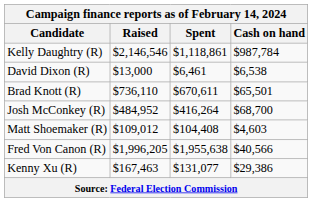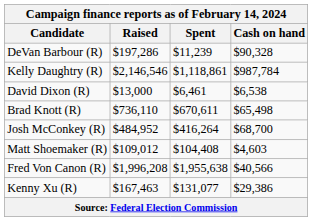+ row: (55, 52)
(253, 91) $65,501 -> (253, 110) $65,498
(140, 149) $1,996,205 -> (140, 168) $1,996,208
